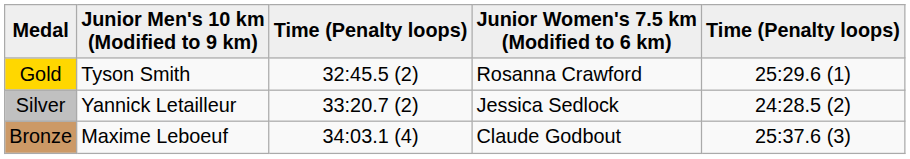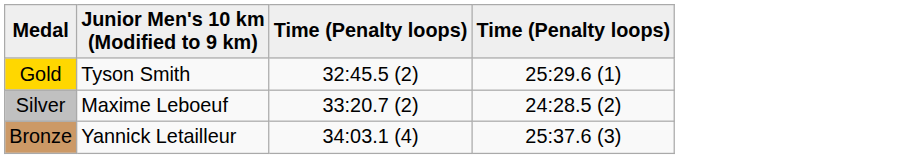- column: (587, 31)
(159, 105) Yannick Letailleur -> (155, 105) Maxime Leboeuf
(155, 136) Maxime Leboeuf -> (159, 136) Yannick Letailleur
